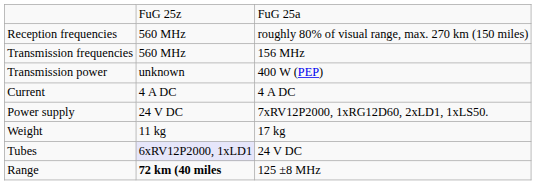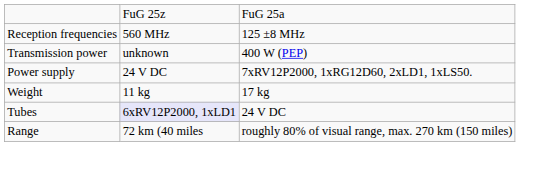(393, 33) roughly 80% of visual range, max. 270 km (150 miles) -> (273, 33) 125 ±8 MHz
- row: (70, 53)
- row: (26, 92)
(180, 170) bold -> (163, 131) normal
(289, 170) 125 ±8 MHz -> (377, 131) roughly 80% of visual range, max. 270 km (150 miles)
